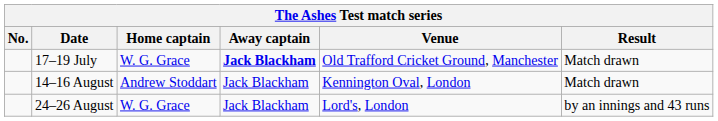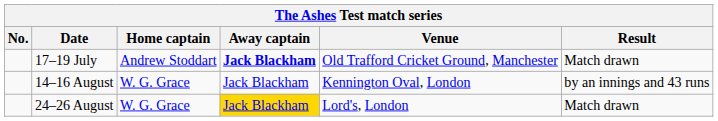(155, 60) W. G. Grace -> (168, 60) Andrew Stoddart
(168, 82) Andrew Stoddart -> (155, 82) W. G. Grace
(602, 82) Match drawn -> (637, 82) by an innings and 43 runs
(266, 104) no background -> (266, 104) gold background
(637, 104) by an innings and 43 runs -> (602, 104) Match drawn
